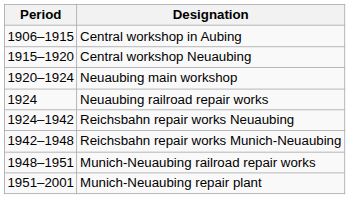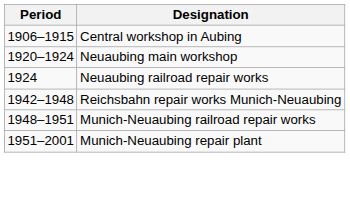- row: (166, 57)
- row: (187, 120)
